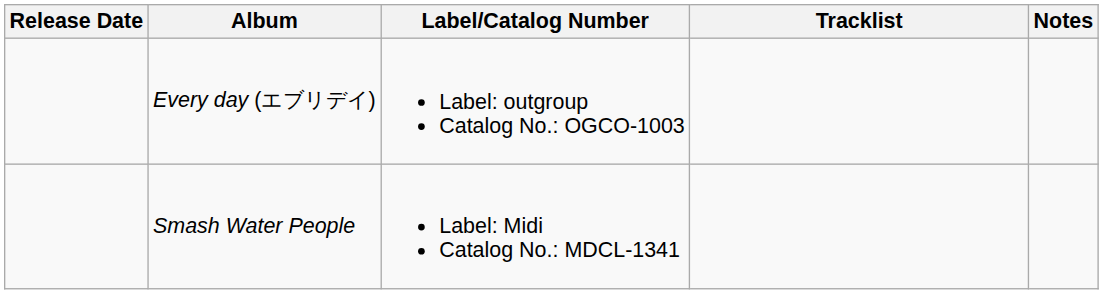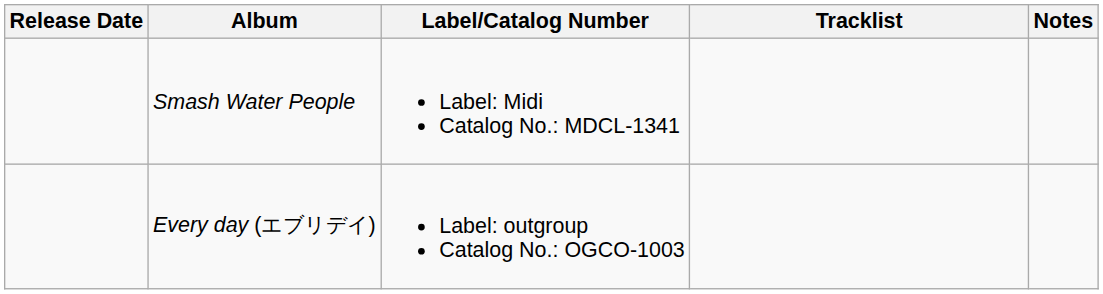rows swapped: (254, 226) <-> (264, 100)
